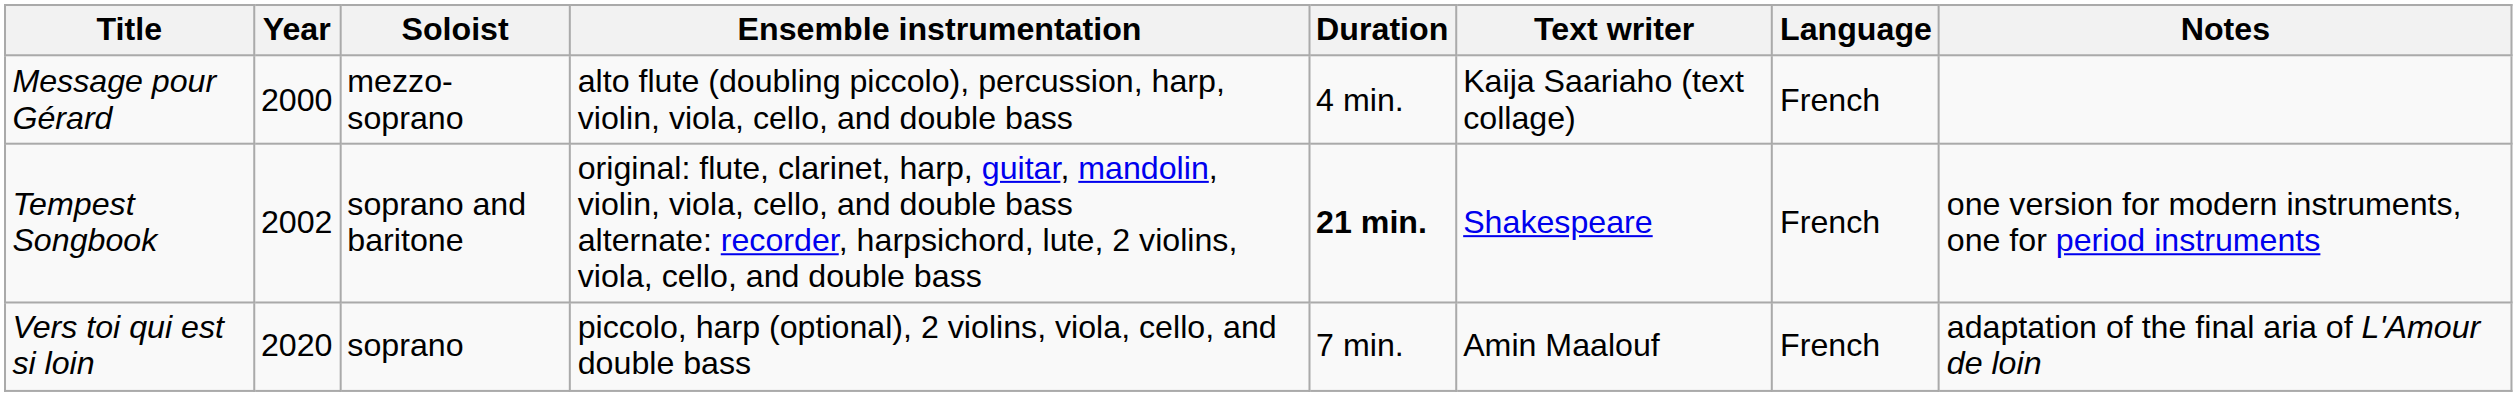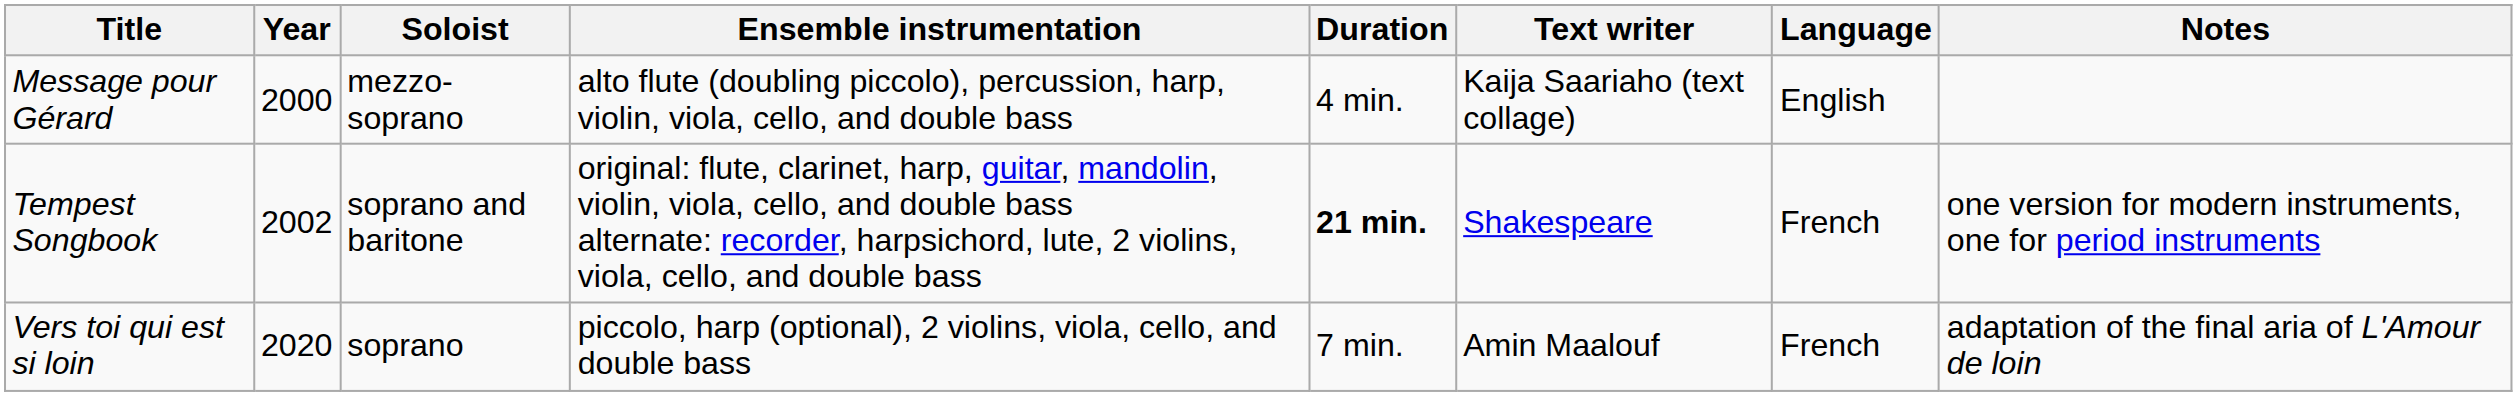(1830, 99) French -> (1833, 99) English
